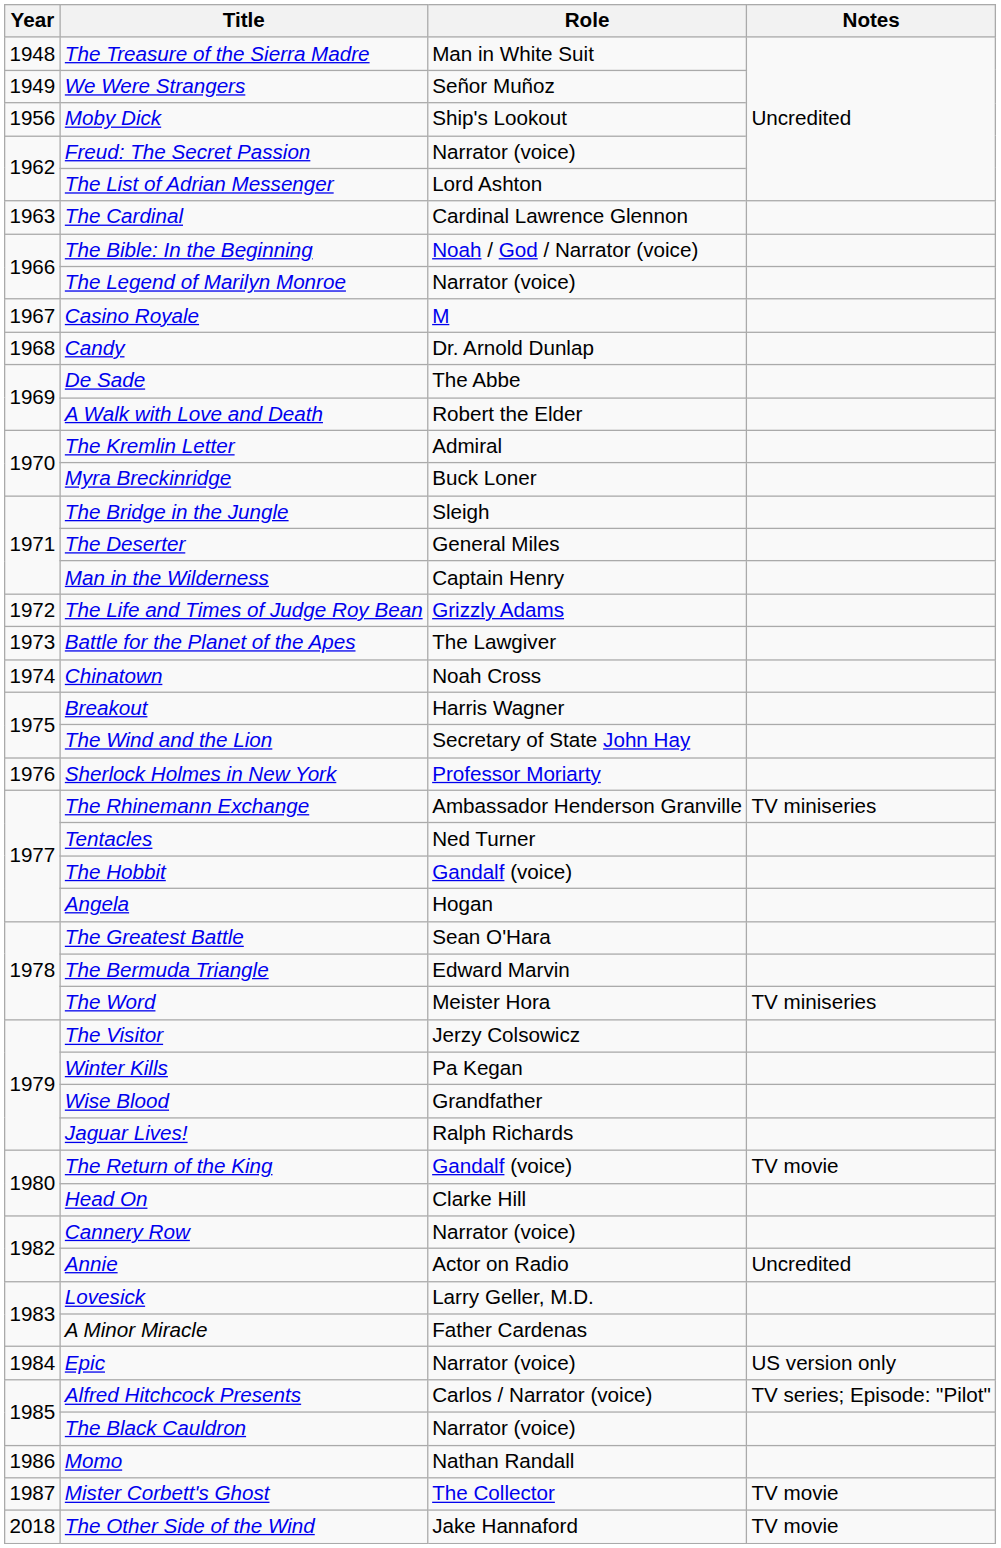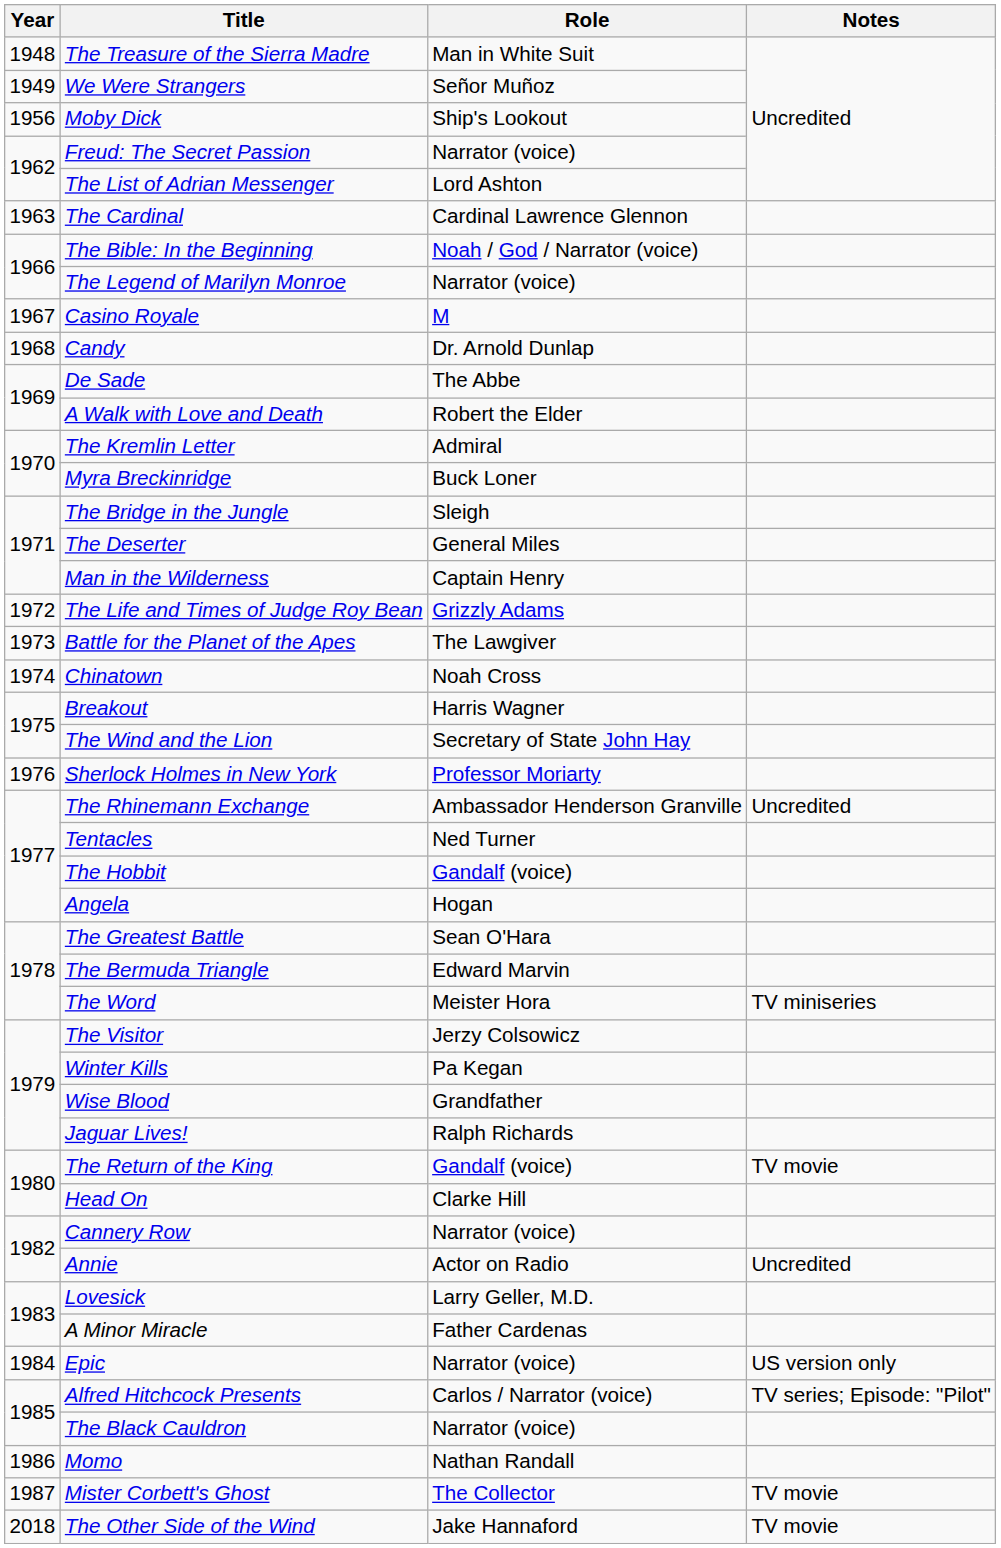(814, 806) TV miniseries -> (801, 806) Uncredited
